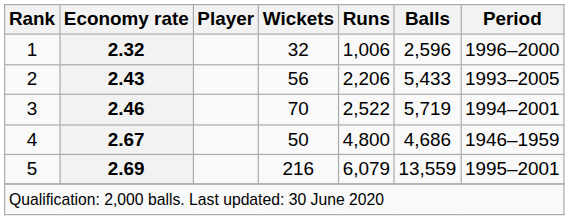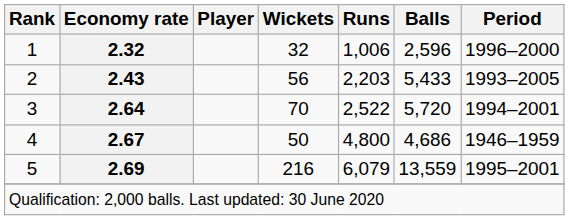(366, 79) 2,206 -> (366, 79) 2,203
(126, 109) 2.46 -> (126, 109) 2.64
(427, 109) 5,719 -> (427, 109) 5,720
